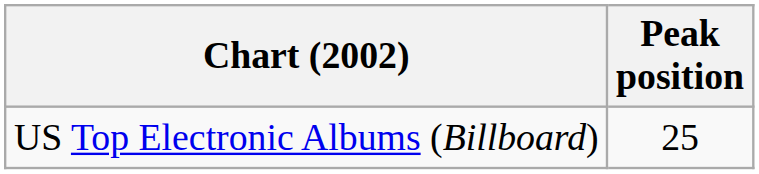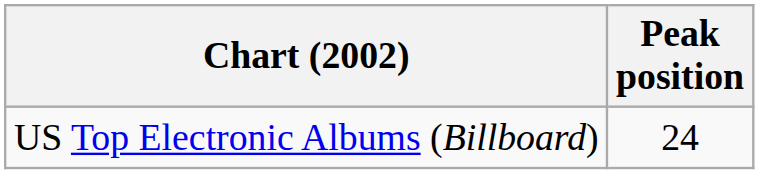(680, 136) 25 -> (680, 136) 24
